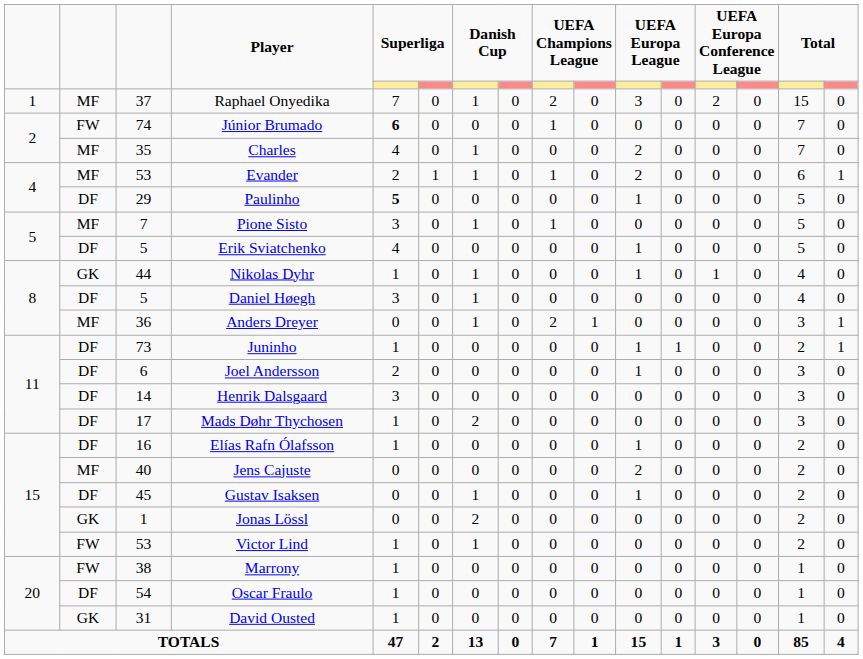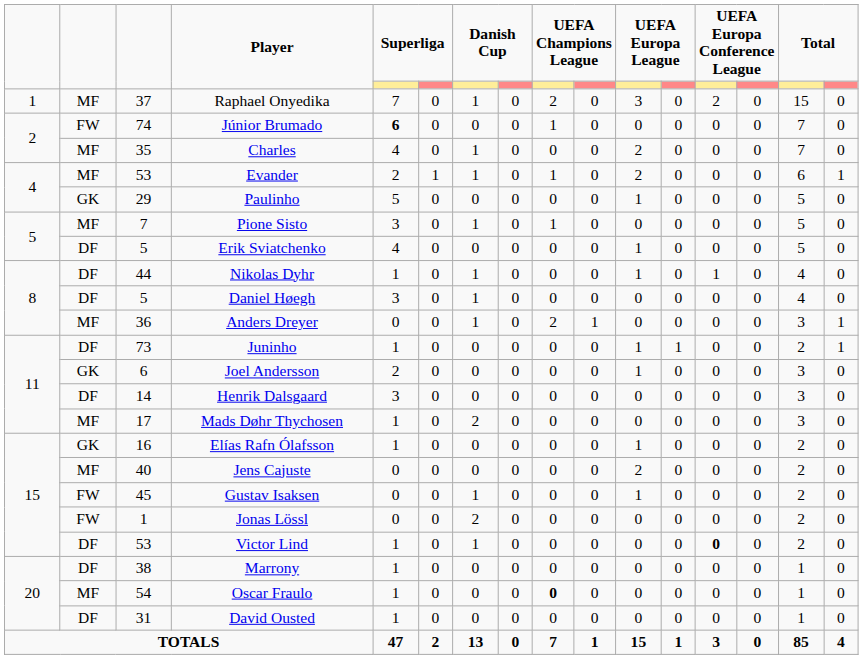(88, 199) DF -> (88, 199) GK
(396, 199) bold -> (396, 199) normal
(88, 273) GK -> (88, 273) DF
(88, 371) DF -> (88, 371) GK
(88, 420) DF -> (88, 420) MF
(88, 445) DF -> (88, 445) GK
(88, 494) DF -> (88, 494) FW
(88, 519) GK -> (88, 519) FW
(88, 544) FW -> (88, 544) DF
(716, 544) normal -> (716, 544) bold
(88, 568) FW -> (88, 568) DF
(88, 593) DF -> (88, 593) MF
(553, 593) normal -> (553, 593) bold
(88, 617) GK -> (88, 617) DF
